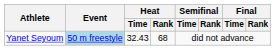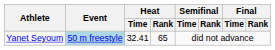(138, 39) 32.43 -> (138, 39) 32.41
(163, 39) 68 -> (163, 39) 65
